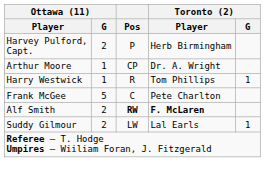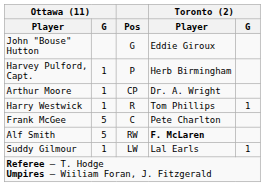+ row: (39, 46)
(104, 46) 2 -> (104, 71) 1
(104, 110) 2 -> (104, 135) 5
(132, 110) bold -> (132, 135) normal
(104, 124) 2 -> (104, 149) 1
